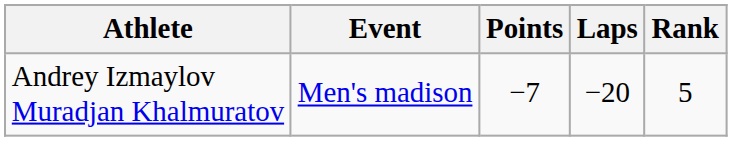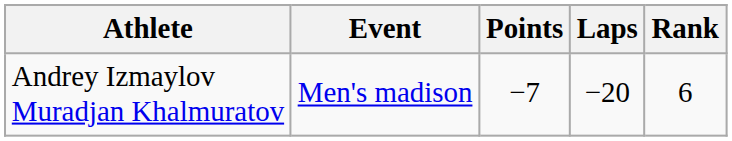(685, 93) 5 -> (685, 93) 6
